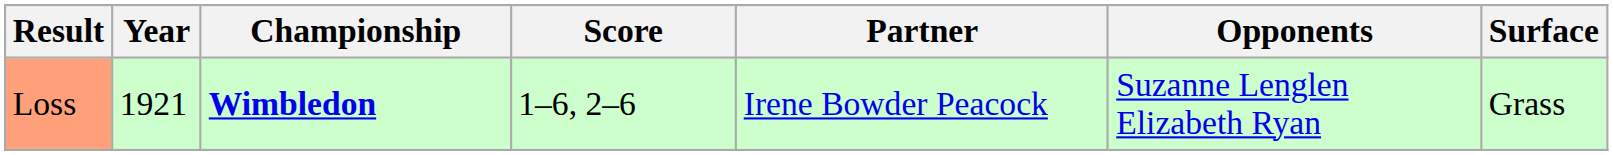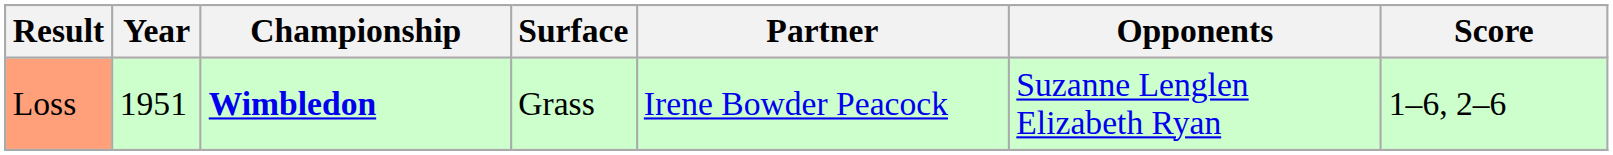columns swapped: (1544, 31) <-> (623, 31)
(153, 103) 1921 -> (153, 103) 1951
